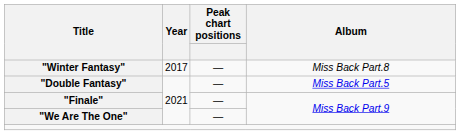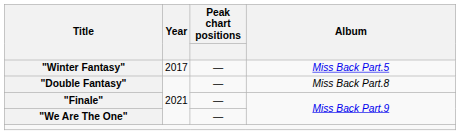(351, 68) Miss Back Part.8 -> (351, 68) Miss Back Part.5
(351, 84) Miss Back Part.5 -> (351, 84) Miss Back Part.8
